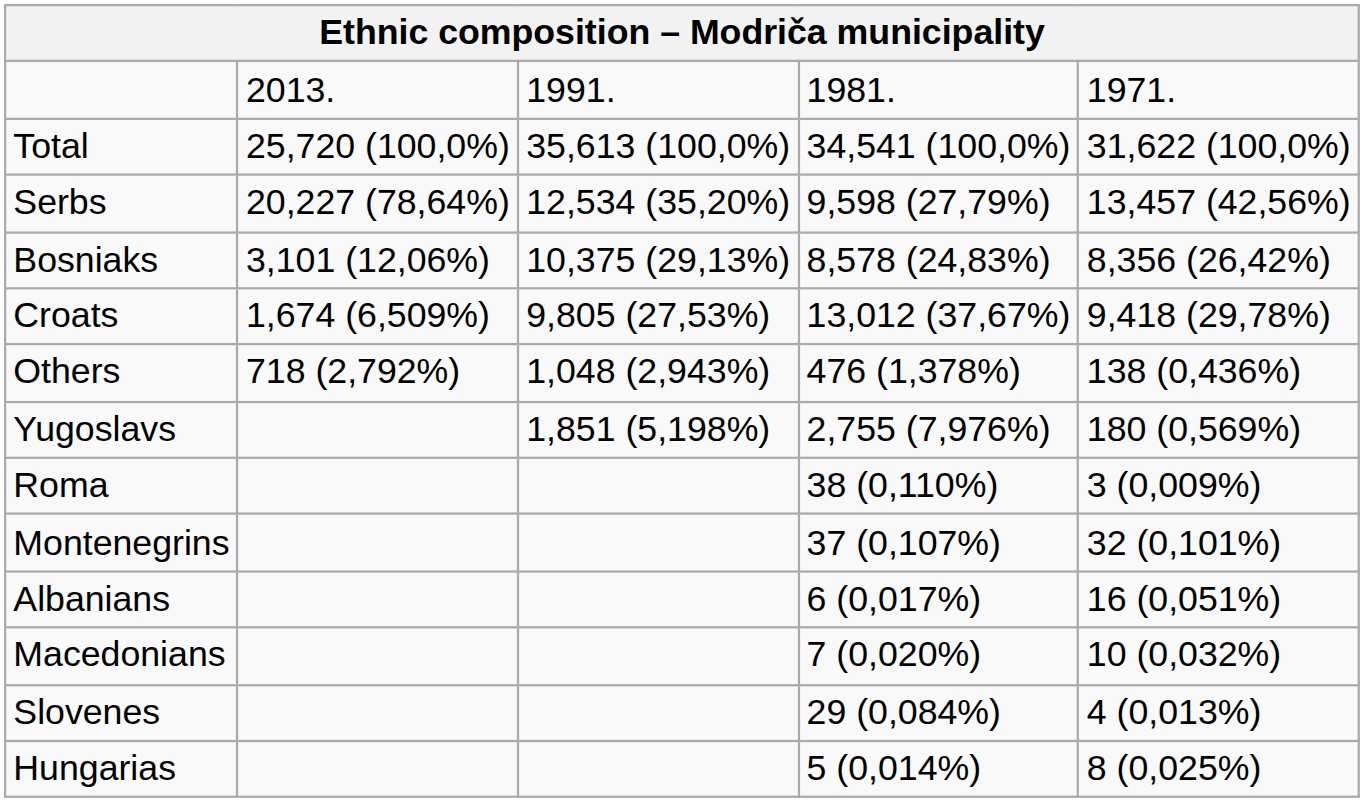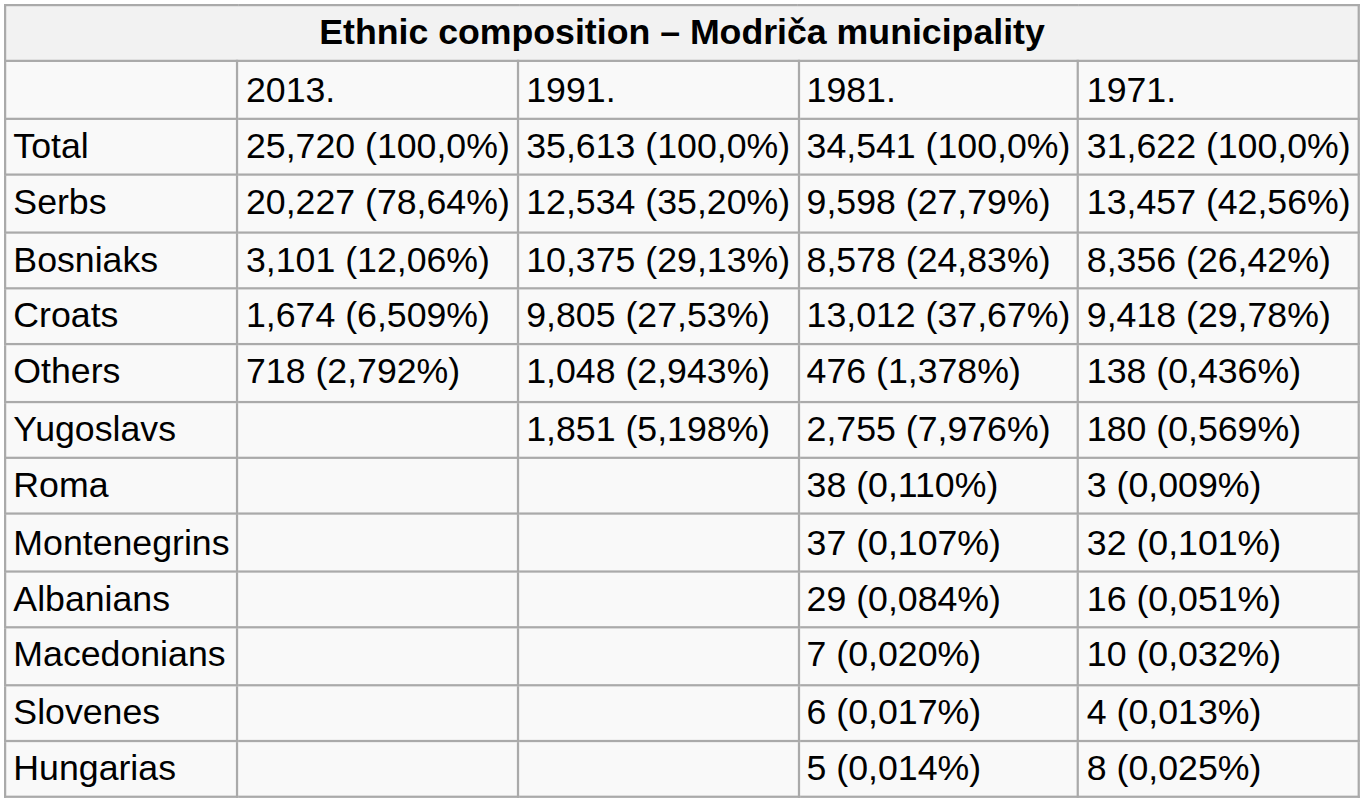(894, 598) 6 (0,017%) -> (904, 598) 29 (0,084%)
(904, 711) 29 (0,084%) -> (894, 711) 6 (0,017%)
